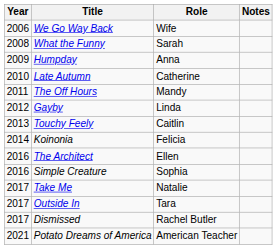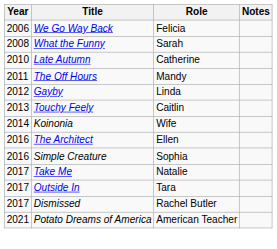(166, 28) Wife -> (171, 28) Felicia
- row: (55, 60)
(171, 140) Felicia -> (166, 124) Wife
